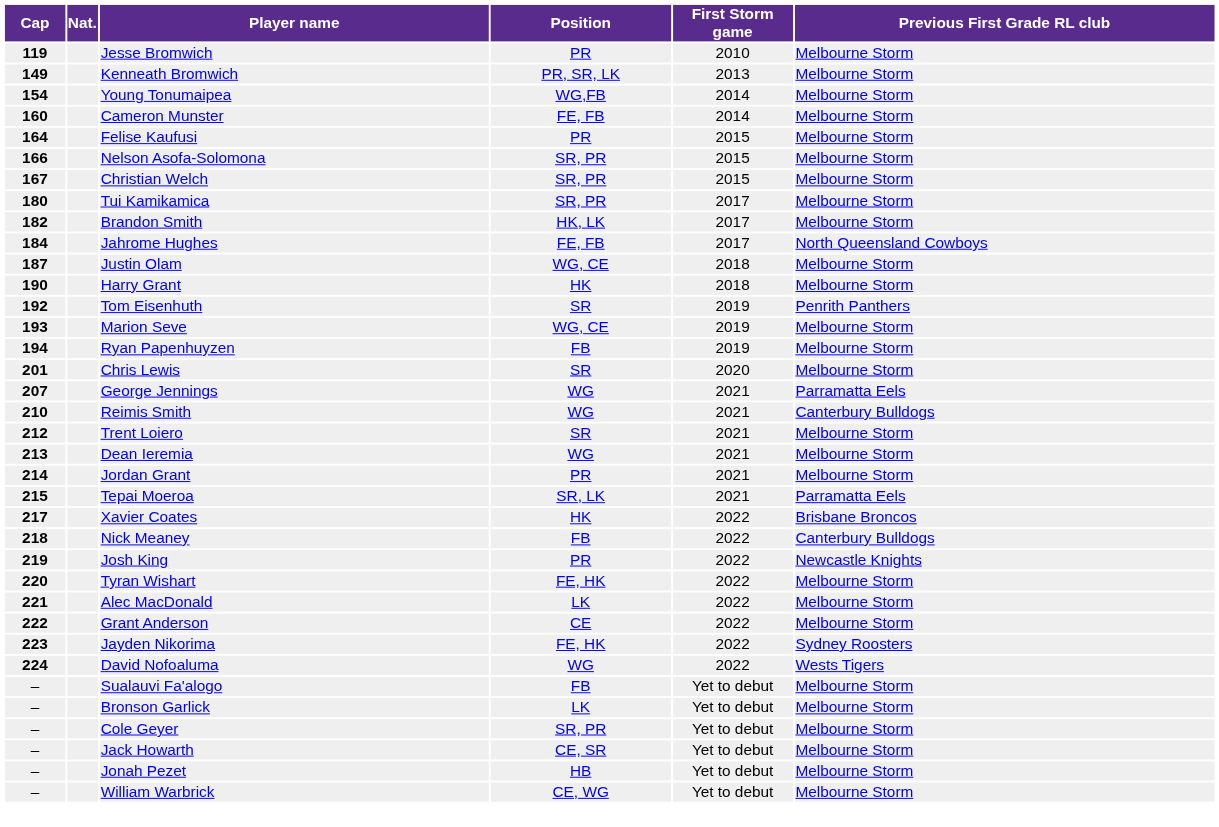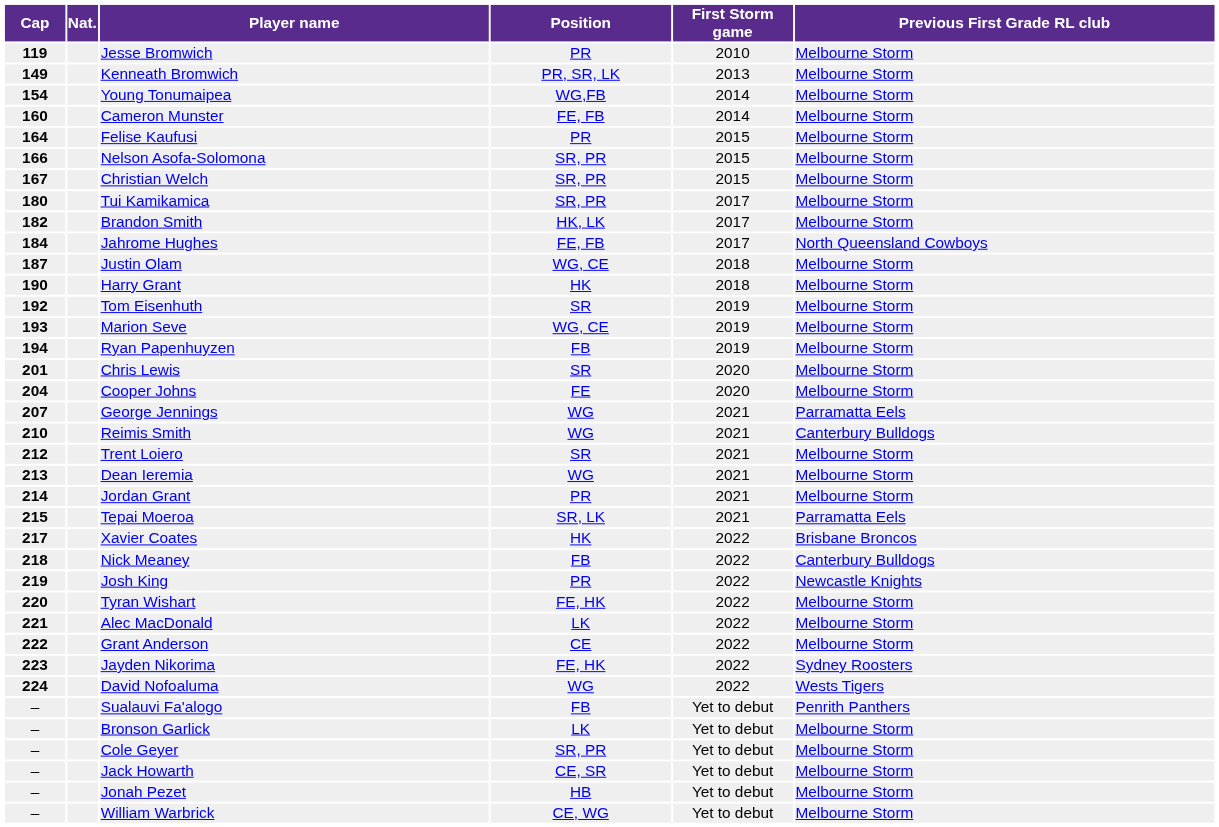(853, 306) Penrith Panthers -> (854, 306) Melbourne Storm
+ row: (148, 390)
(854, 686) Melbourne Storm -> (853, 707) Penrith Panthers
